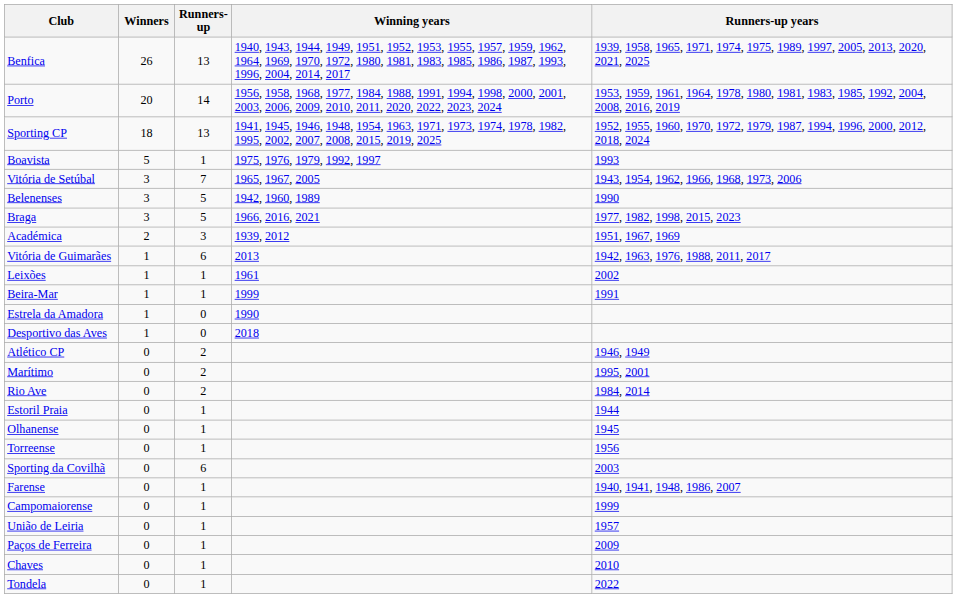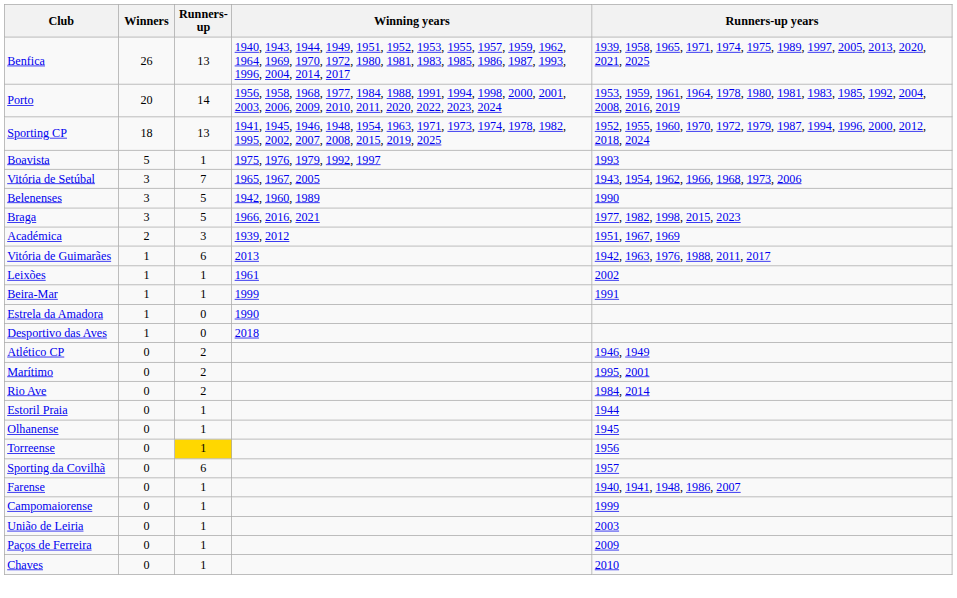(203, 448) no background -> (203, 448) gold background
(607, 468) 2003 -> (607, 468) 1957
(607, 526) 1957 -> (607, 526) 2003
- row: (27, 583)
